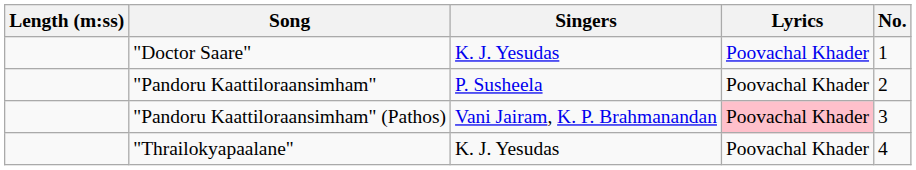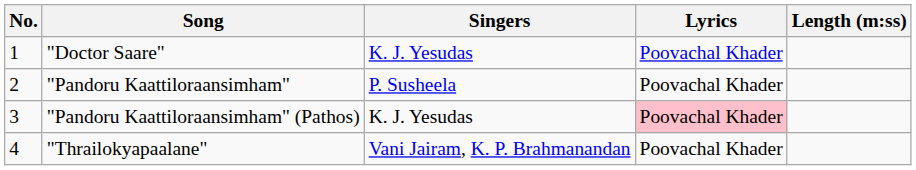columns swapped: (892, 20) <-> (67, 20)
(586, 116) Vani Jairam, K. P. Brahmanandan -> (421, 116) K. J. Yesudas
(507, 149) K. J. Yesudas -> (500, 149) Vani Jairam, K. P. Brahmanandan
